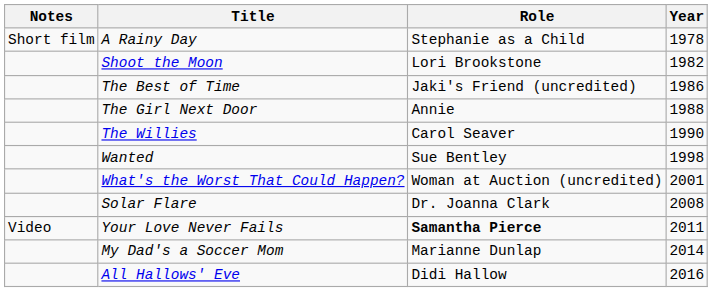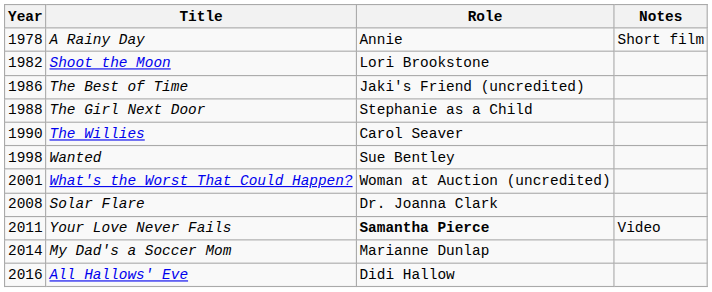columns swapped: (687, 16) <-> (51, 16)
(498, 40) Stephanie as a Child -> (381, 40) Annie
(433, 110) Annie -> (446, 110) Stephanie as a Child
